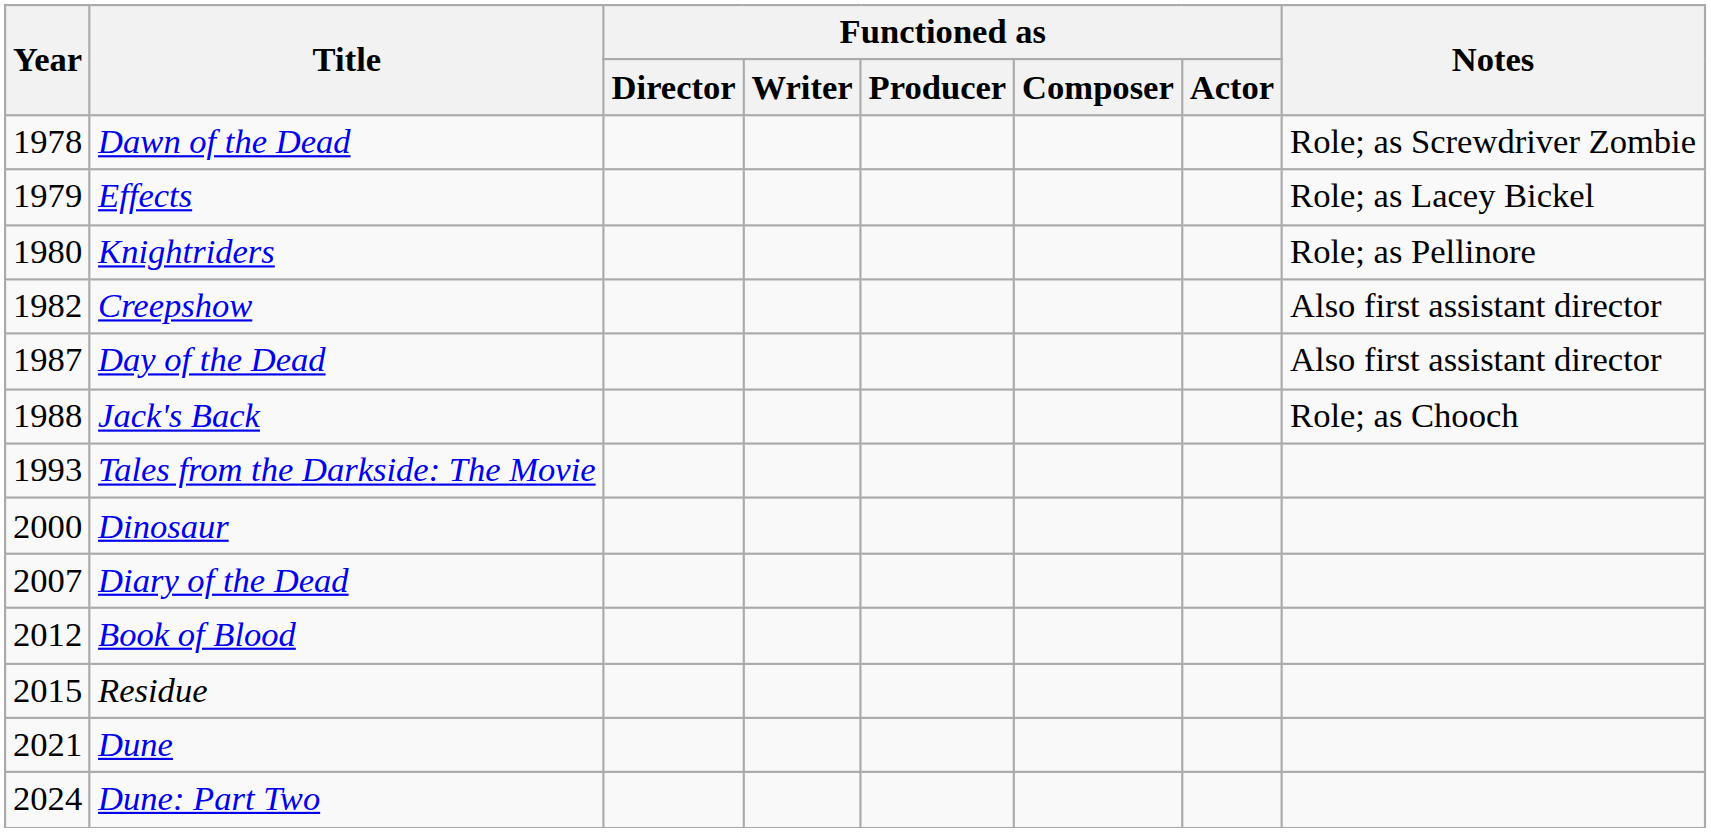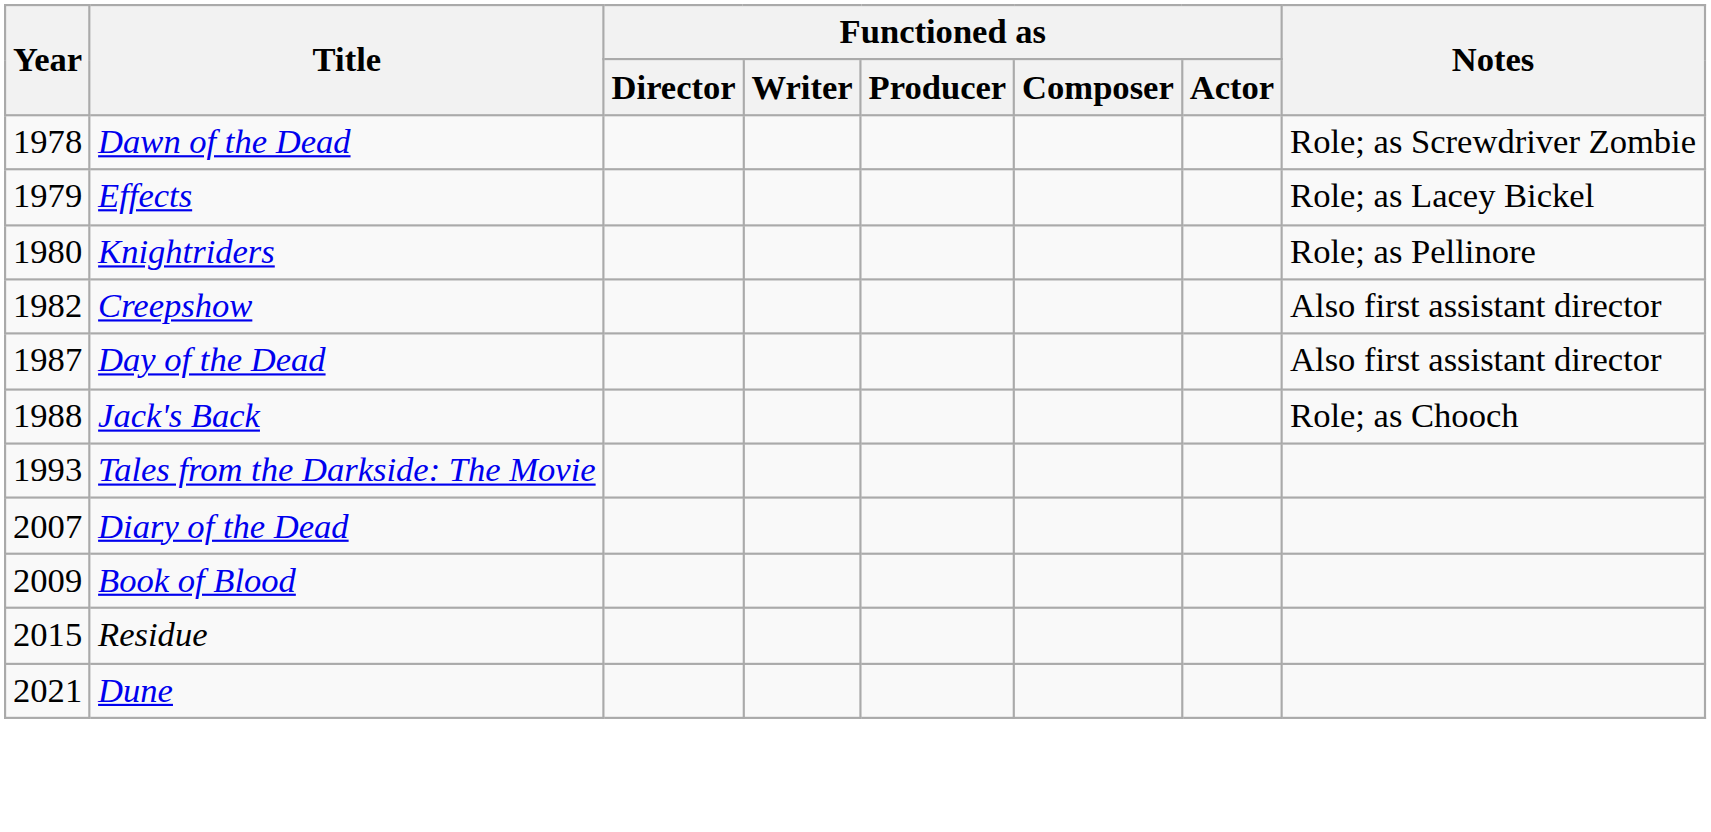- row: (163, 525)
(48, 634) 2012 -> (48, 580) 2009
- row: (209, 799)
